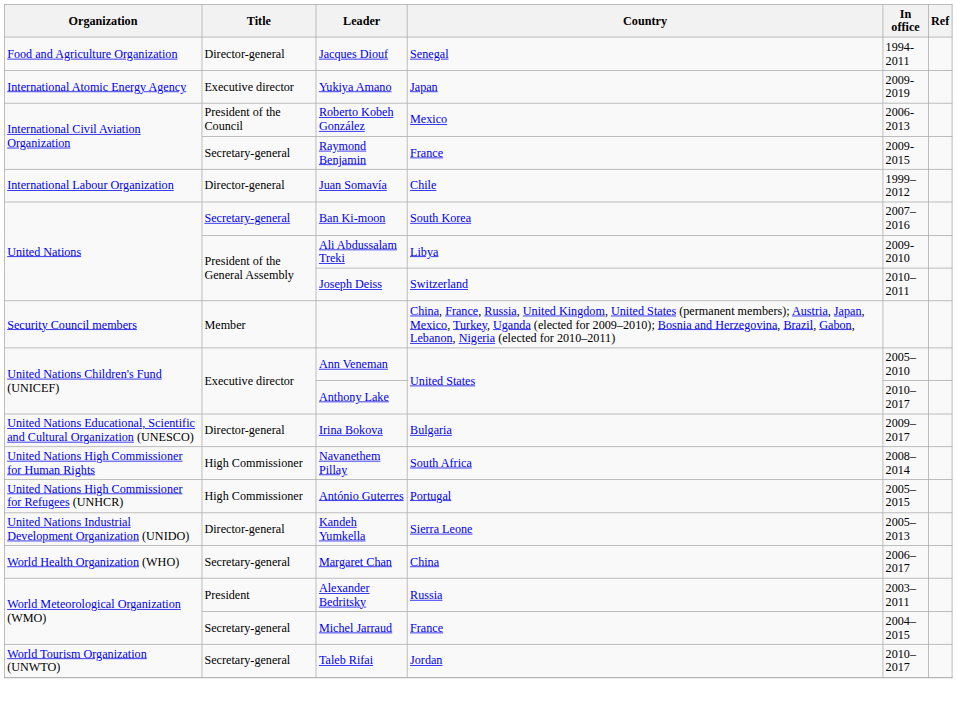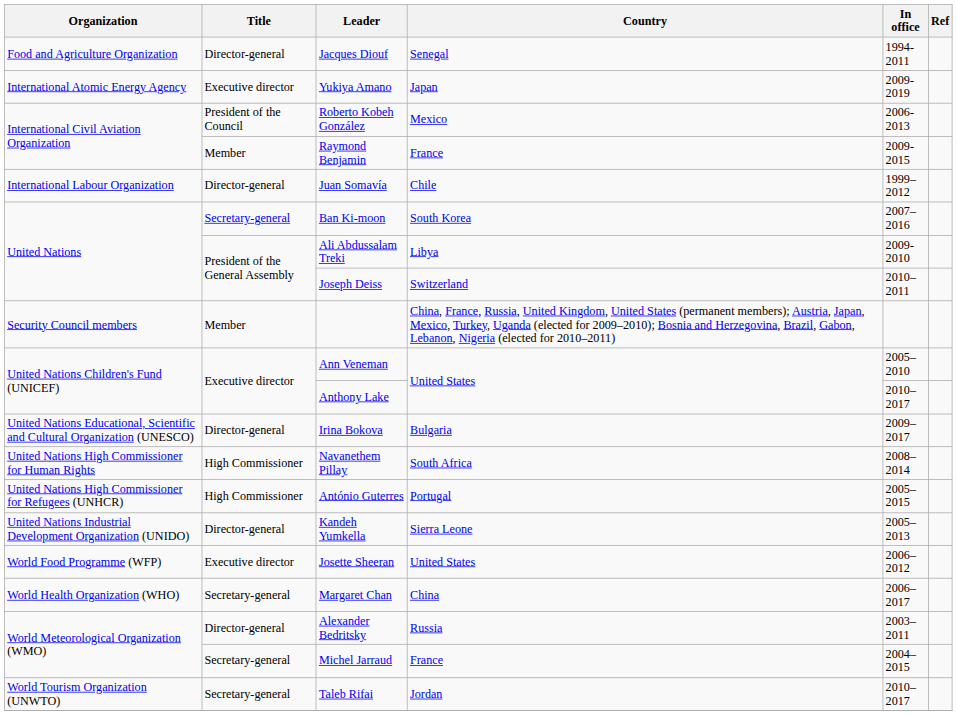(247, 152) Secretary-general -> (225, 152) Member
+ row: (357, 562)
(227, 595) President -> (244, 628) Director-general
